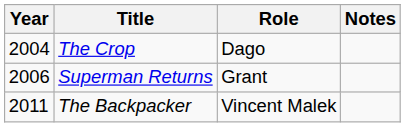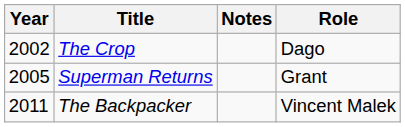columns swapped: (279, 19) <-> (370, 19)
(29, 48) 2004 -> (29, 48) 2002
(29, 77) 2006 -> (29, 77) 2005
